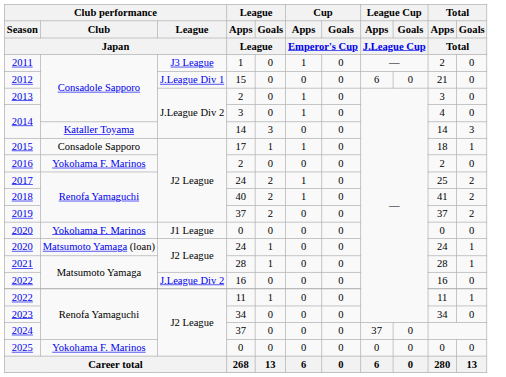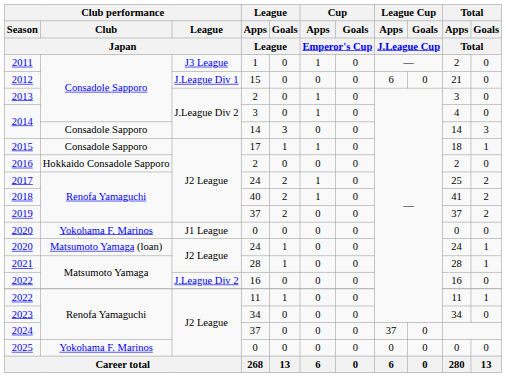(99, 130) Kataller Toyama -> (106, 130) Consadole Sapporo
(99, 163) Yokohama F. Marinos -> (106, 163) Hokkaido Consadole Sapporo
